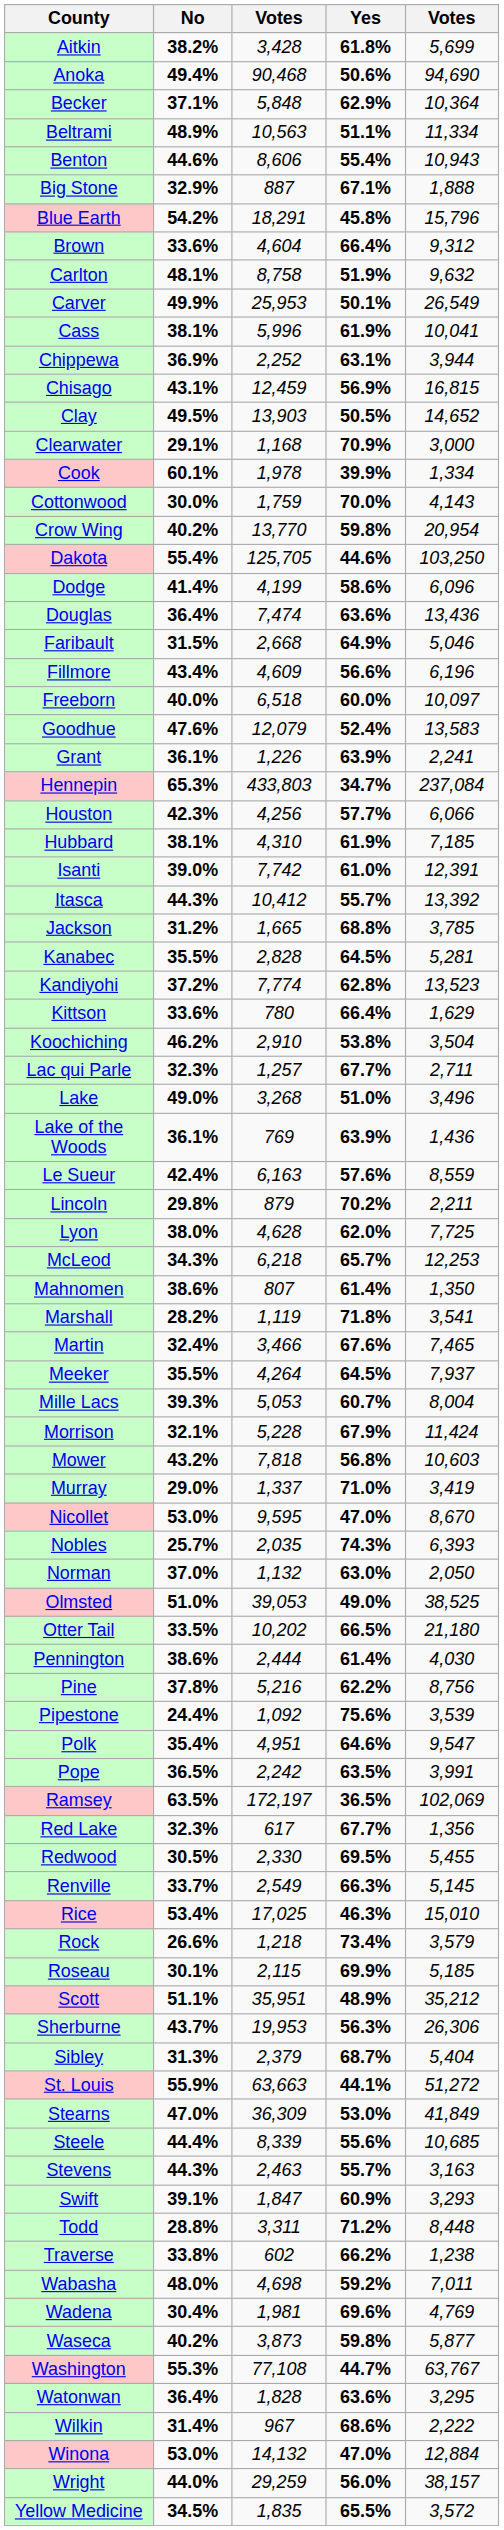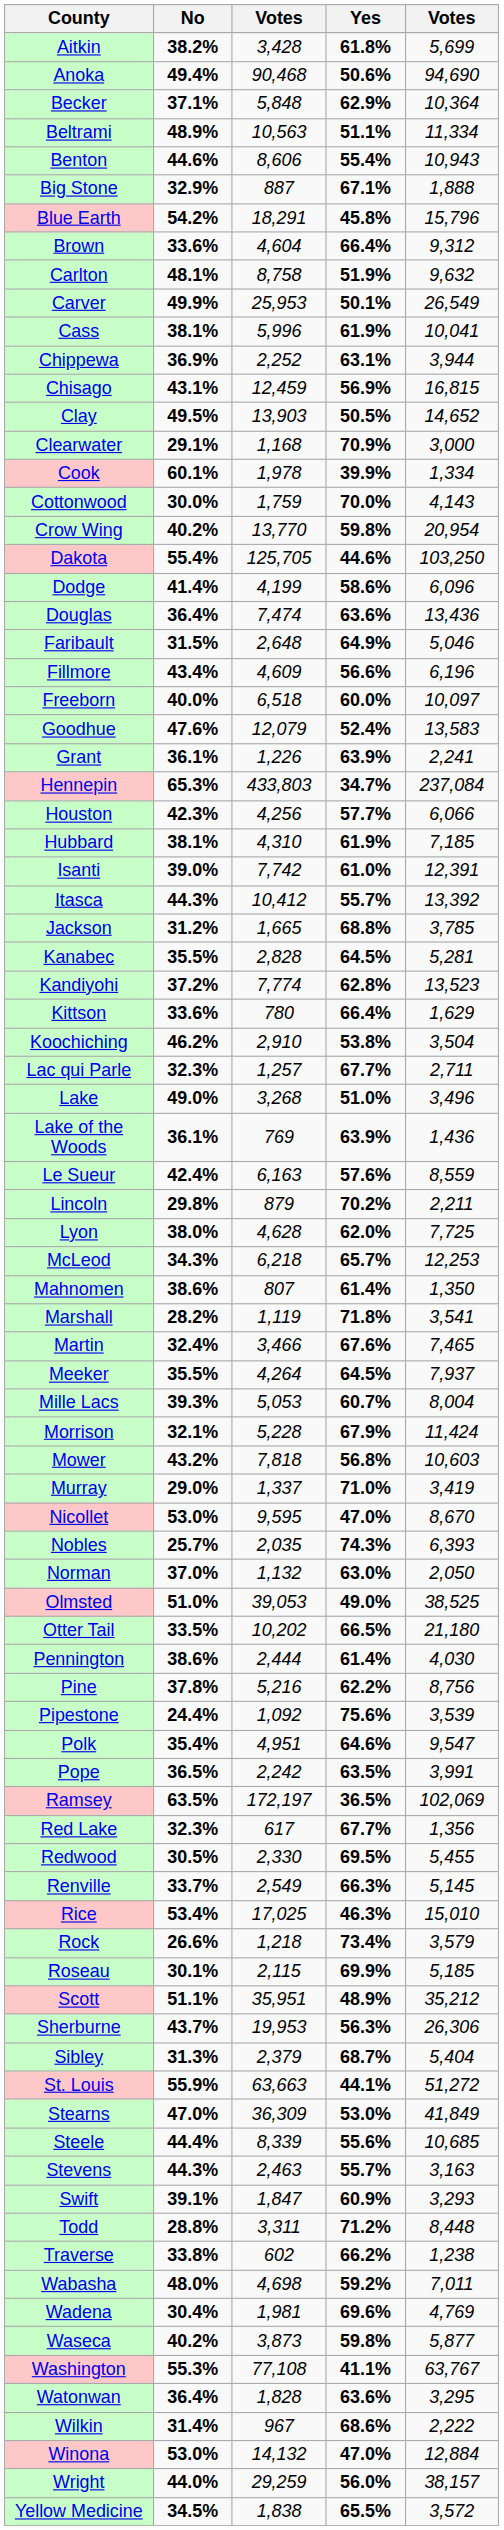(279, 643) 2,668 -> (279, 643) 2,648
(365, 2369) 44.7% -> (365, 2369) 41.1%
(279, 2511) 1,835 -> (279, 2511) 1,838
